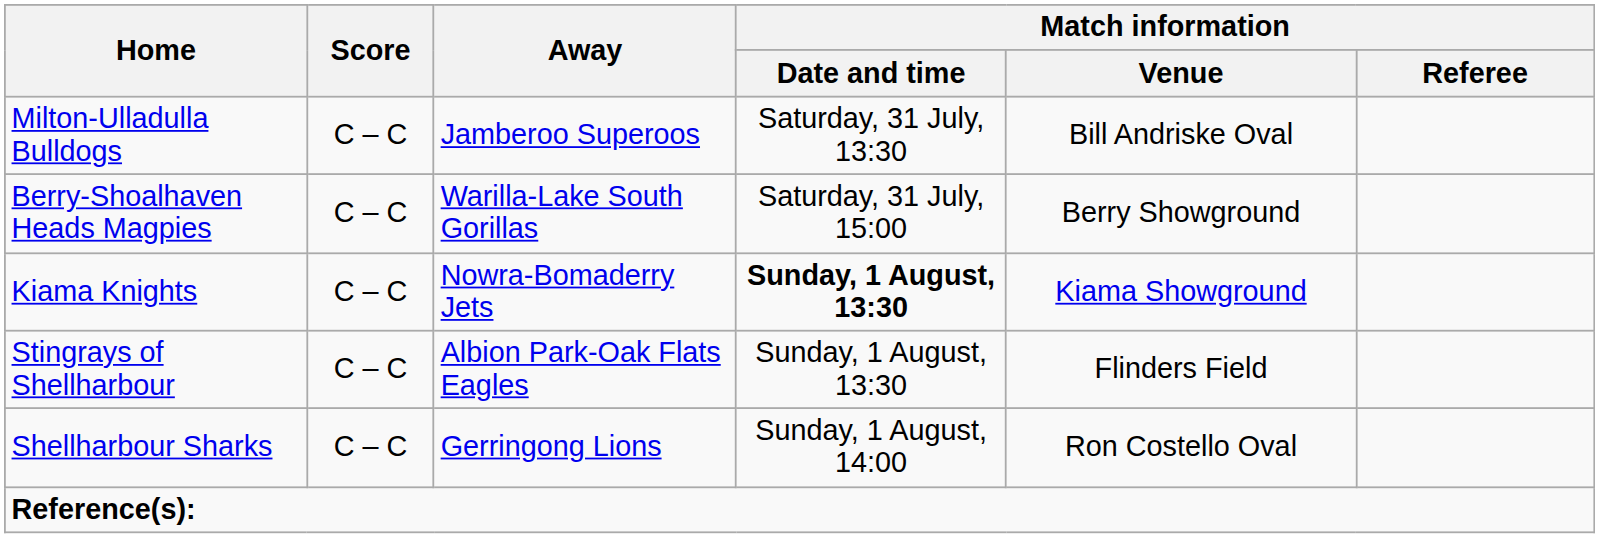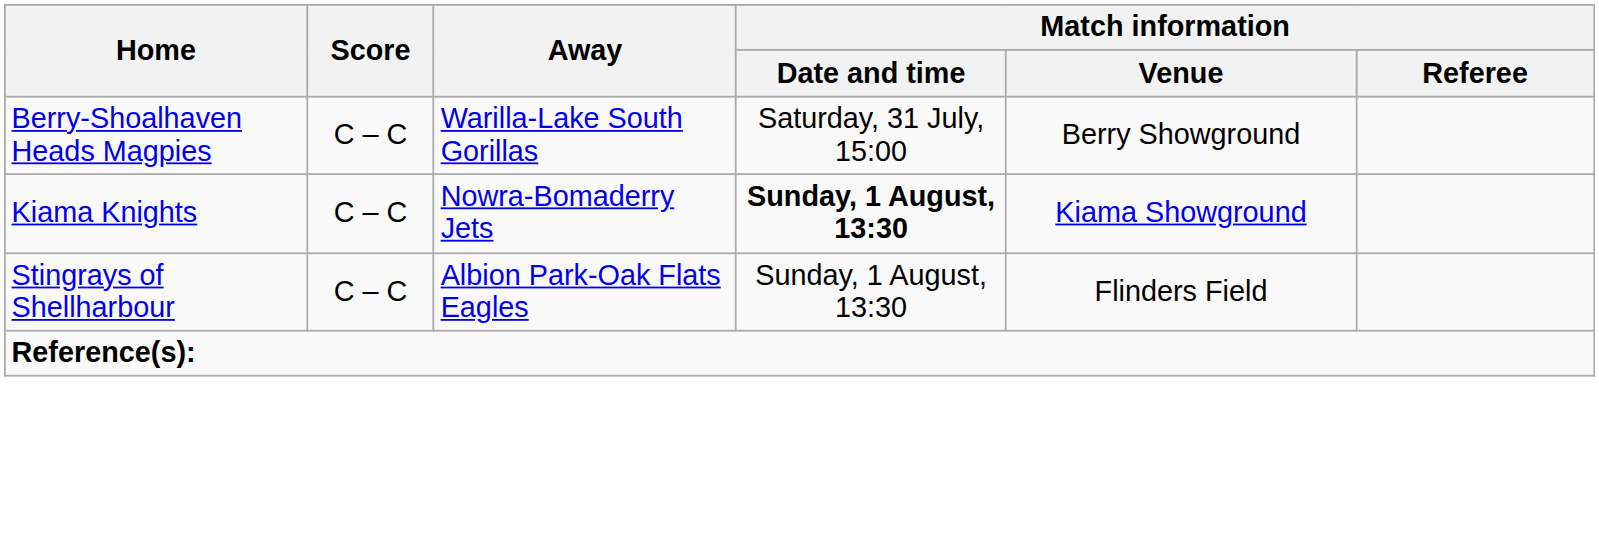- row: (110, 134)
- row: (142, 447)
